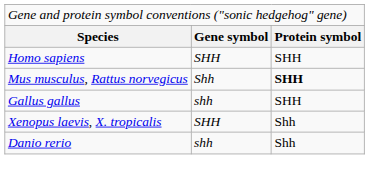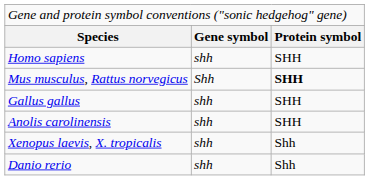(207, 57) SHH -> (203, 57) shh
+ row: (59, 121)
(207, 121) SHH -> (203, 143) shh
